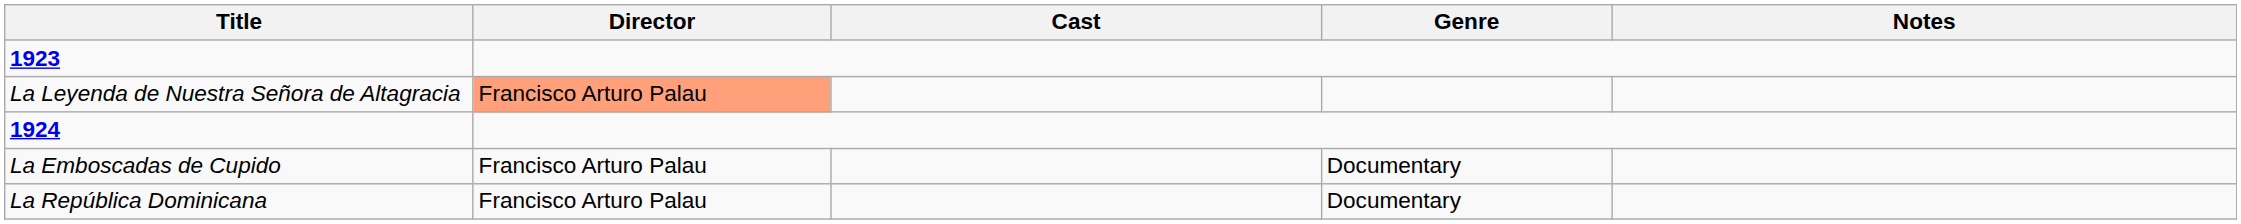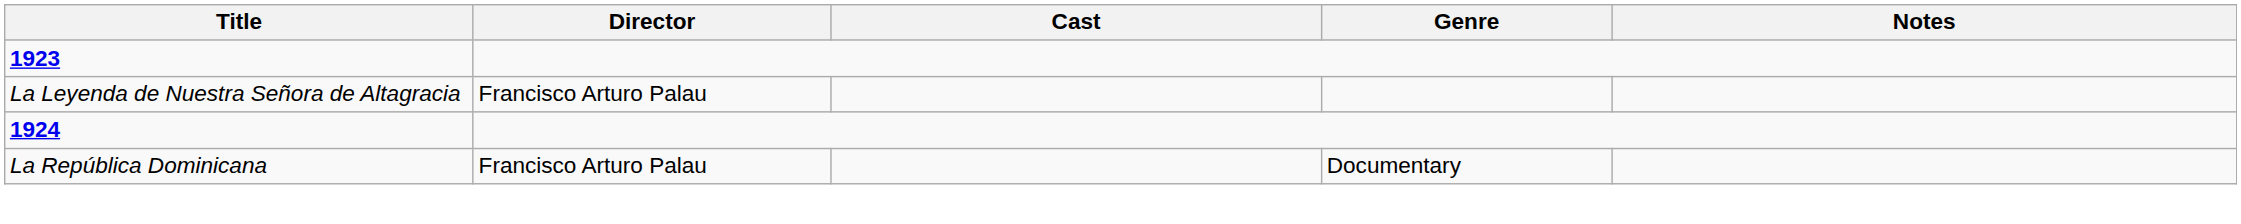(593, 93) lightsalmon background -> (593, 93) no background
- row: (145, 165)
